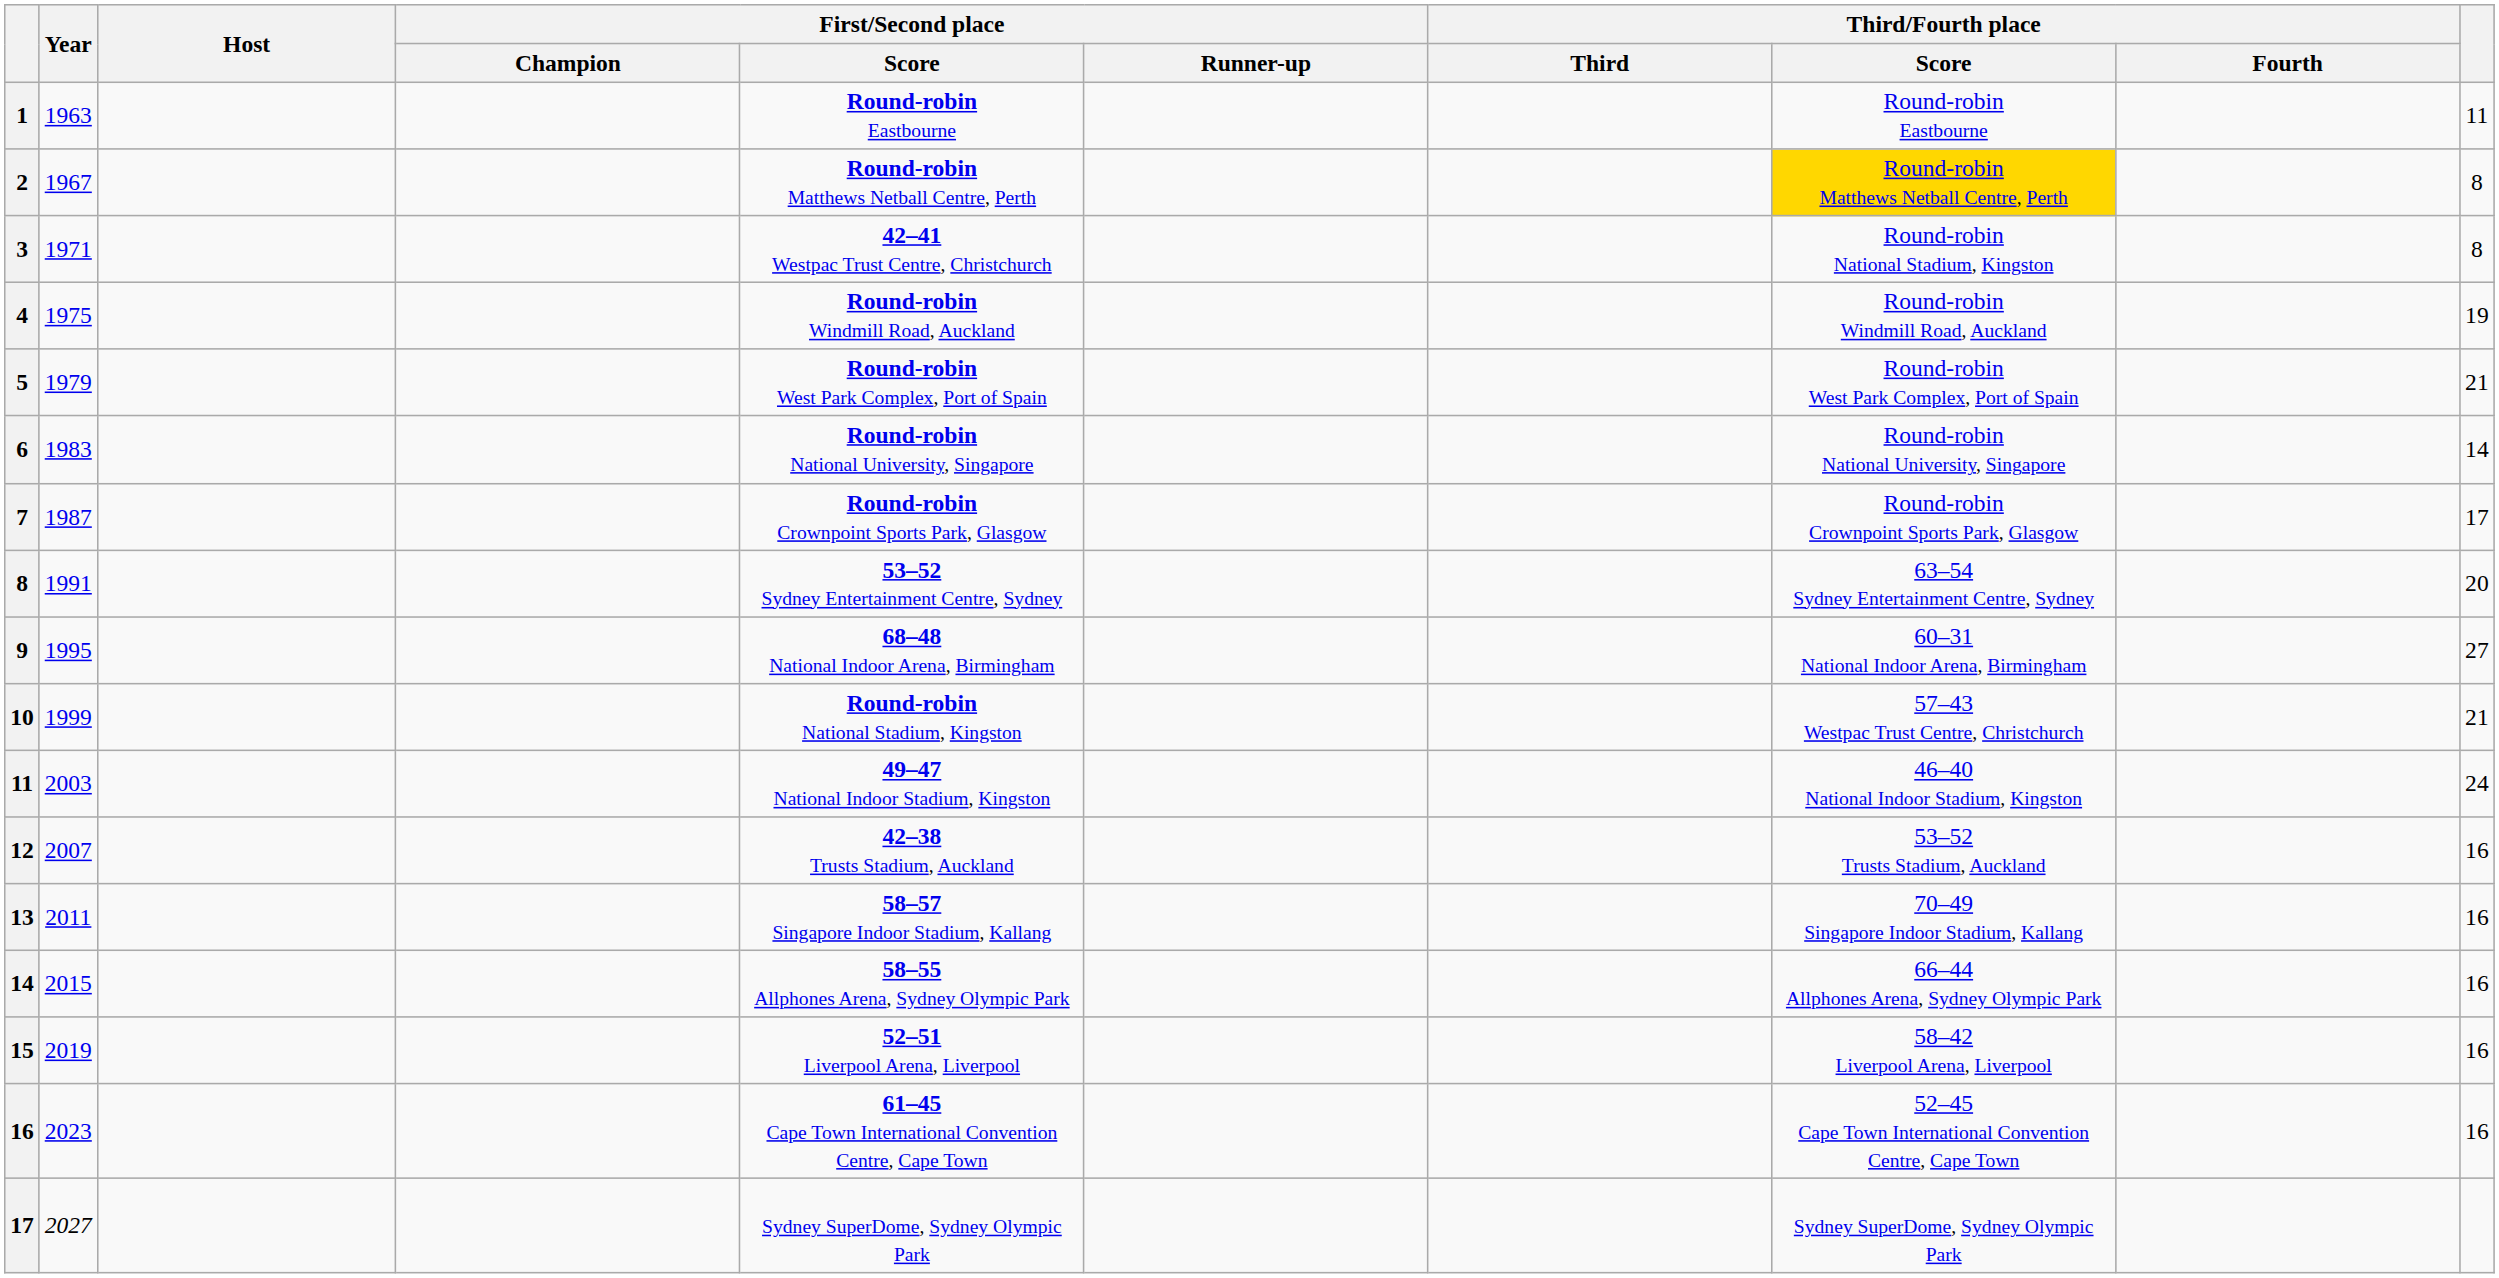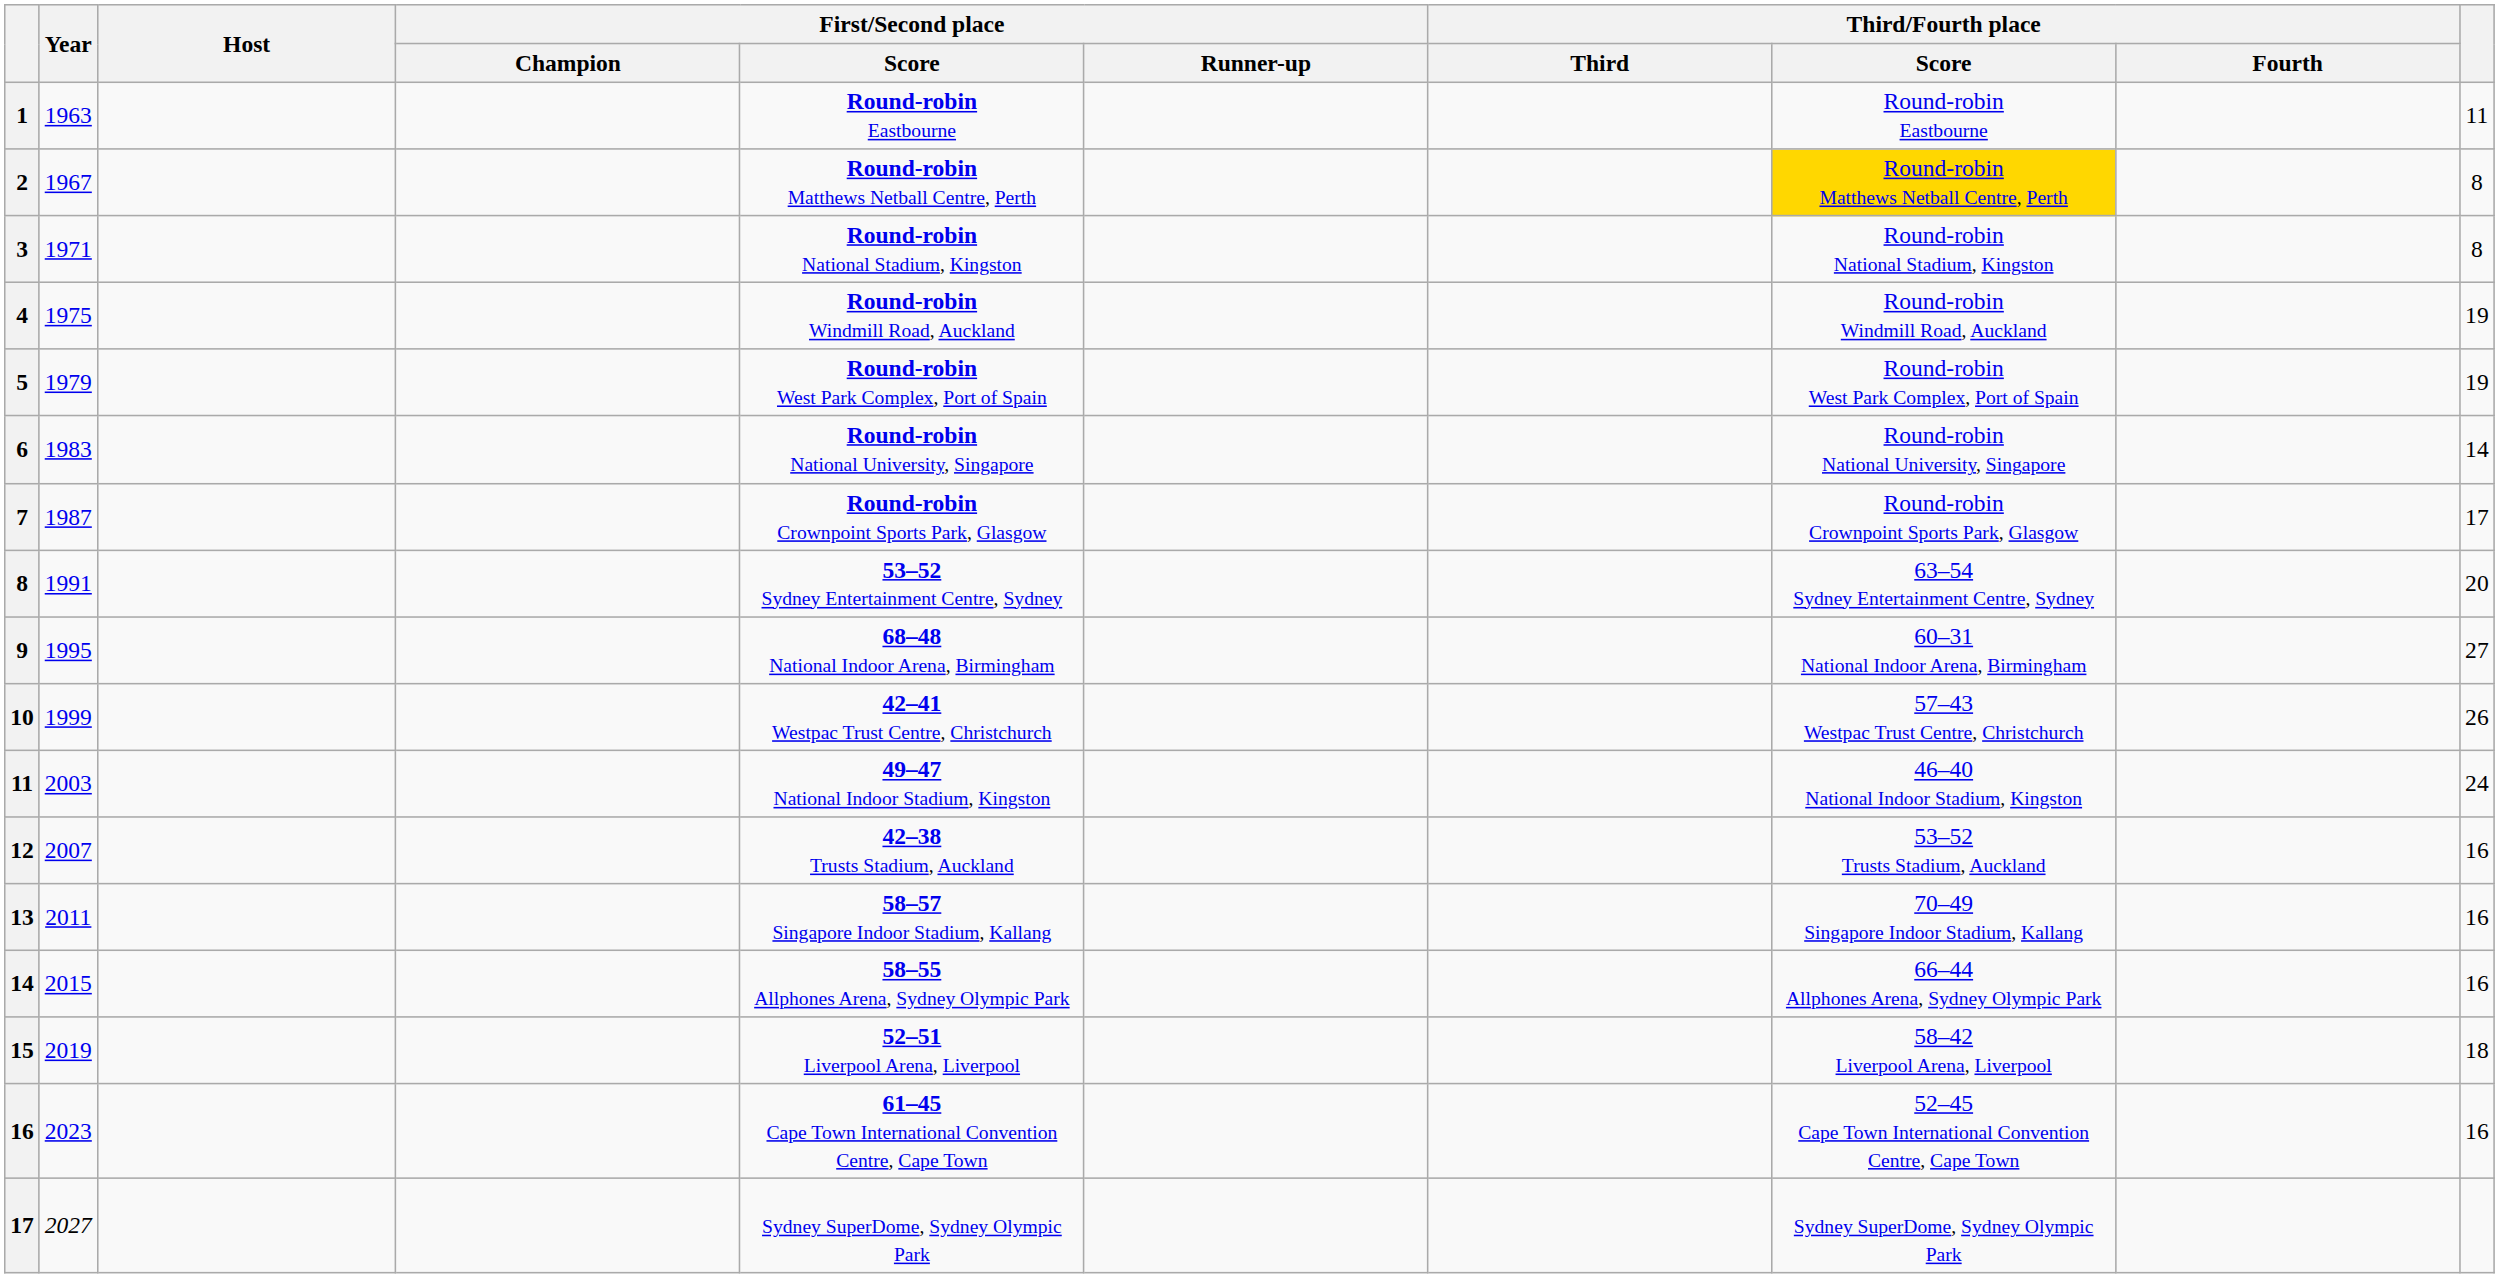(912, 249) 42–41 Westpac Trust Centre, Christchurch -> (912, 249) Round-robin National Stadium, Kingston
(2477, 382) 21 -> (2477, 382) 19
(912, 716) Round-robin National Stadium, Kingston -> (912, 716) 42–41 Westpac Trust Centre, Christchurch
(2477, 716) 21 -> (2477, 716) 26
(2477, 1050) 16 -> (2477, 1050) 18
